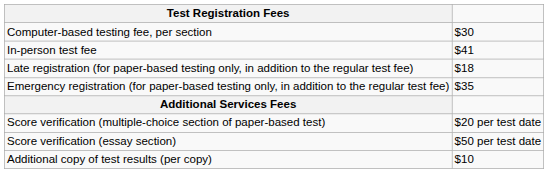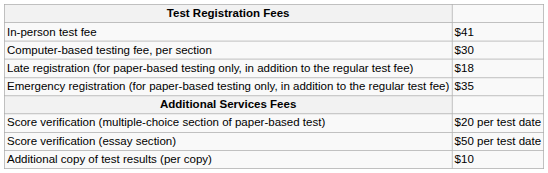rows swapped: (52, 50) <-> (109, 31)
